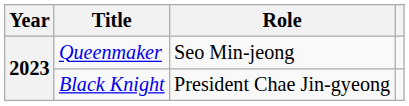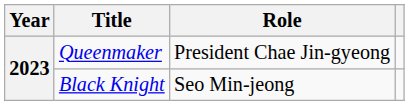(234, 52) Seo Min-jeong -> (282, 52) President Chae Jin-gyeong
(282, 84) President Chae Jin-gyeong -> (234, 84) Seo Min-jeong
